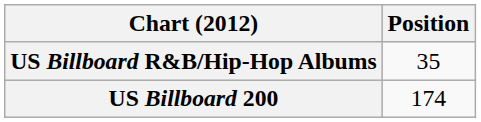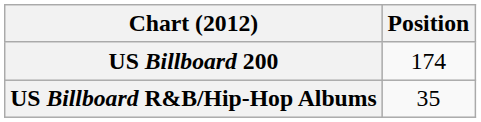rows swapped: (193, 98) <-> (193, 60)
